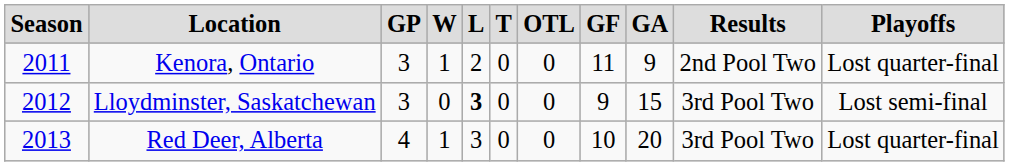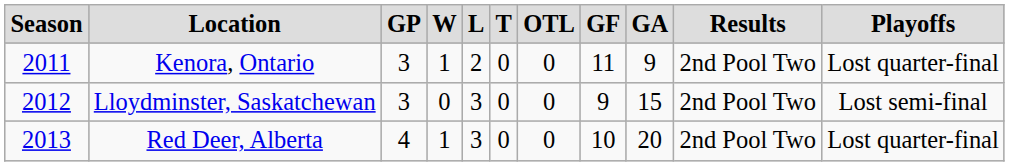(476, 101) bold -> (476, 101) normal
(748, 101) 3rd Pool Two -> (748, 101) 2nd Pool Two
(748, 140) 3rd Pool Two -> (748, 140) 2nd Pool Two
